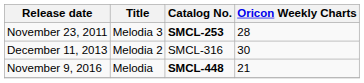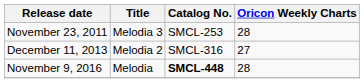(196, 31) bold -> (195, 31) normal
(244, 50) 30 -> (244, 50) 27
(244, 68) 21 -> (244, 68) 28
